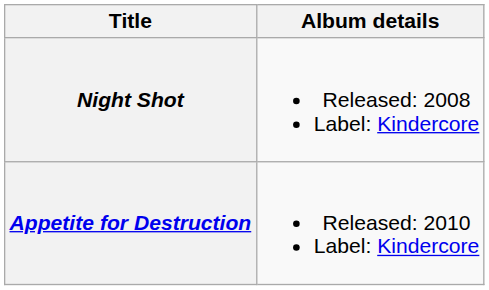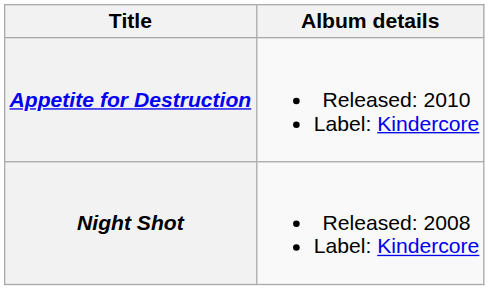rows swapped: (130, 99) <-> (130, 222)
